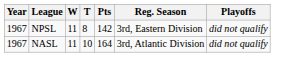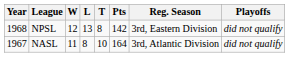+ column: (87, 12)
(17, 28) 1967 -> (17, 28) 1968
(72, 28) 11 -> (72, 28) 12
